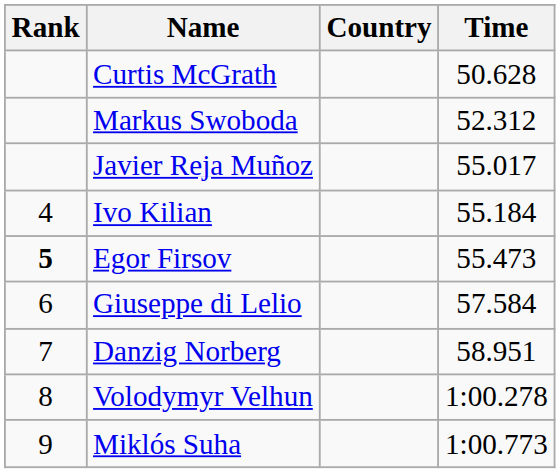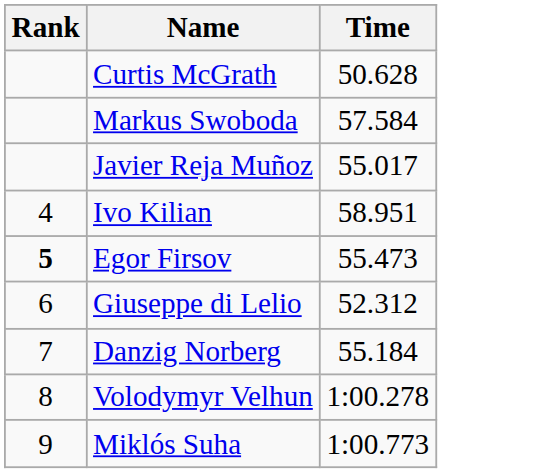- column: (379, 27)
(496, 119) 52.312 -> (378, 119) 57.584
(496, 212) 55.184 -> (378, 212) 58.951
(496, 304) 57.584 -> (378, 304) 52.312
(496, 350) 58.951 -> (378, 350) 55.184
